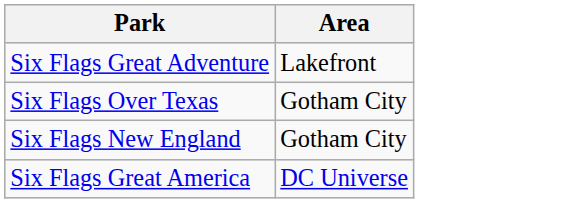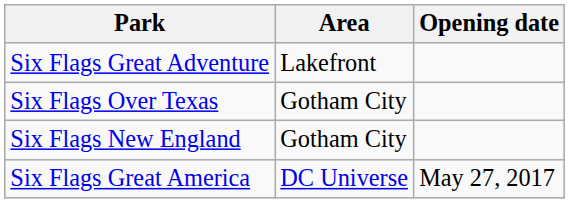+ column: (489, 23)
